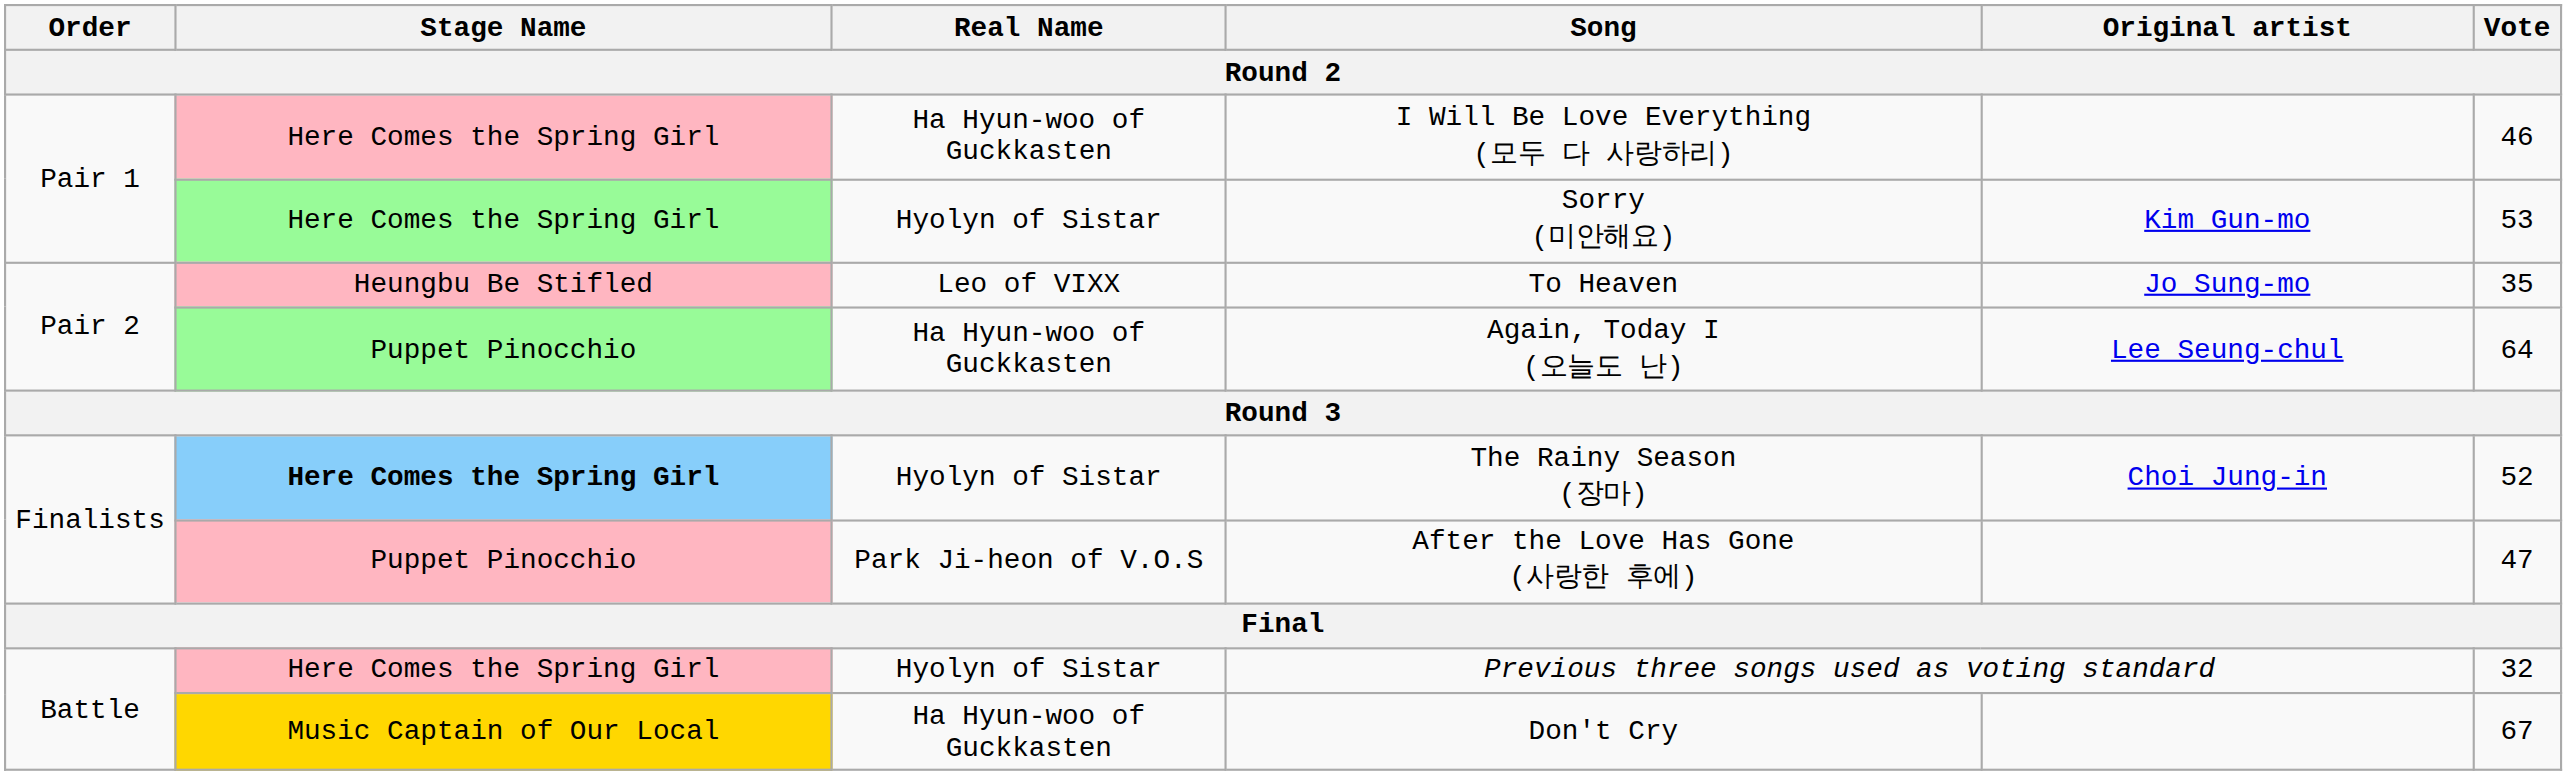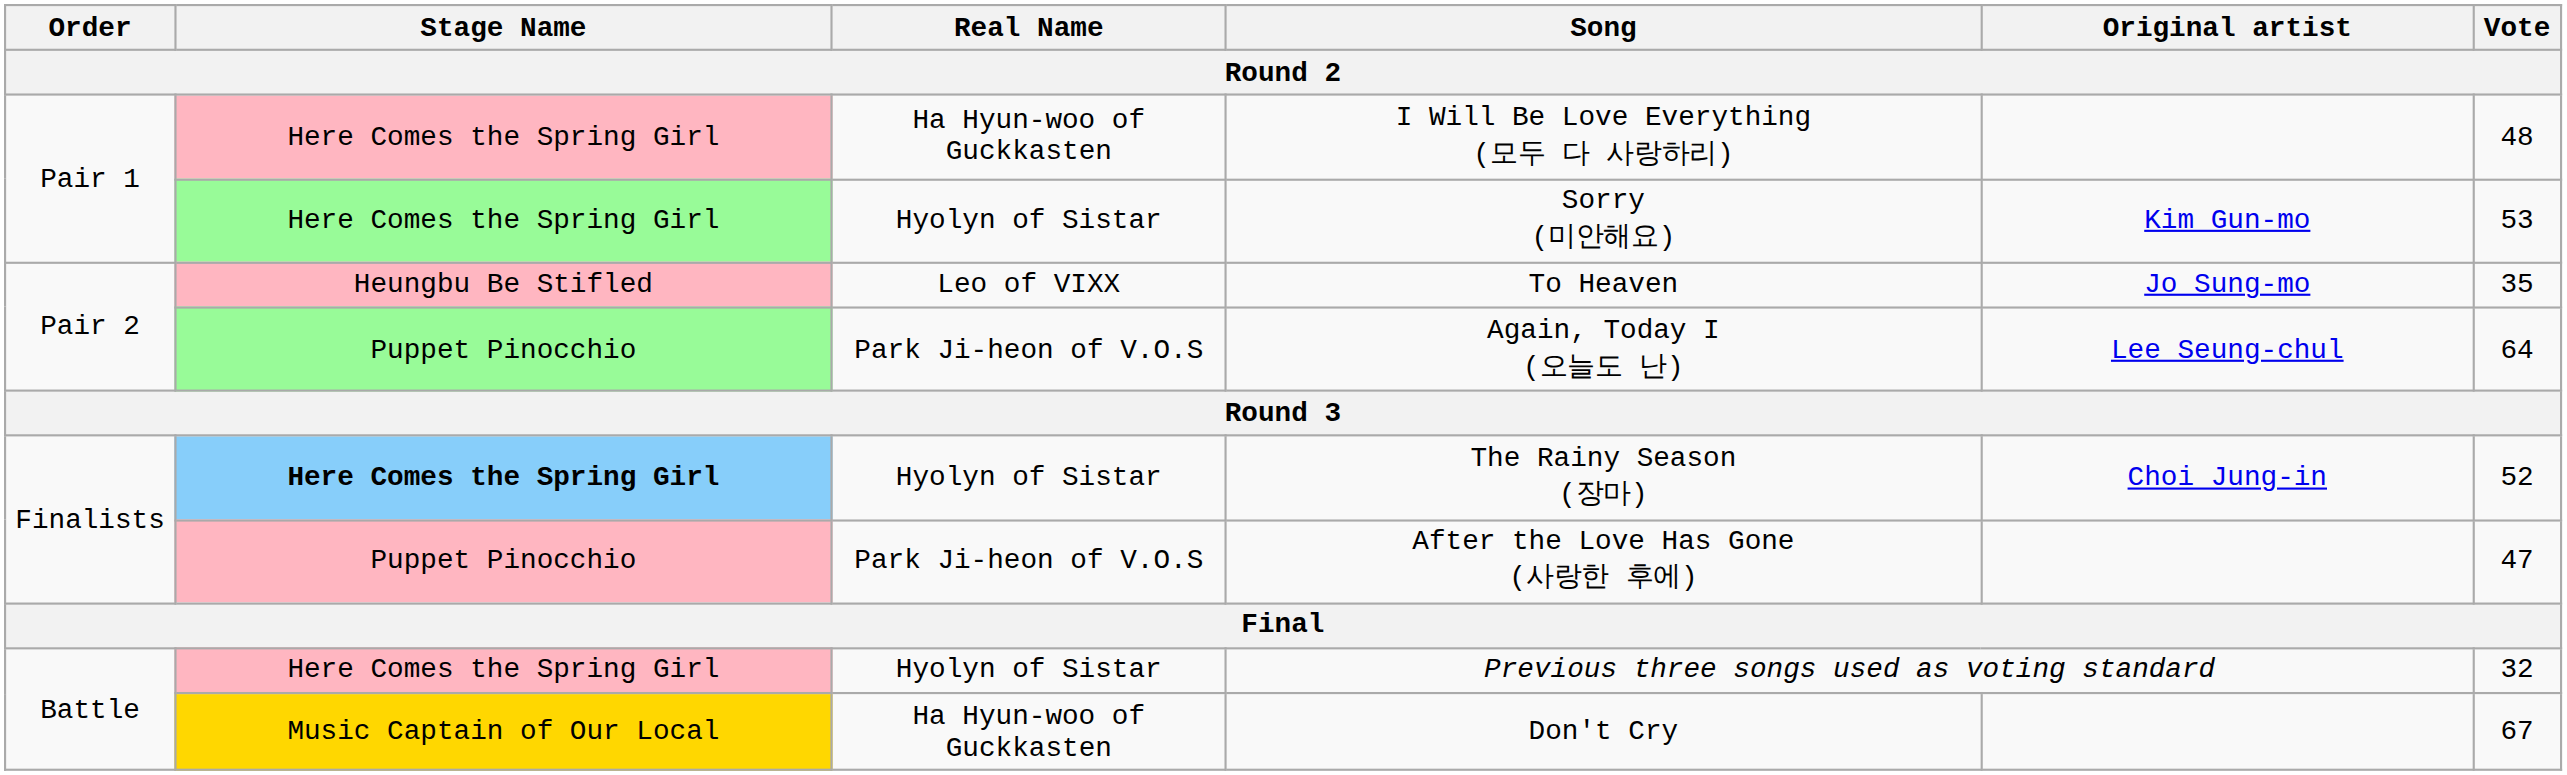(2517, 137) 46 -> (2517, 137) 48
(1029, 349) Ha Hyun-woo of Guckkasten -> (1029, 349) Park Ji-heon of V.O.S
